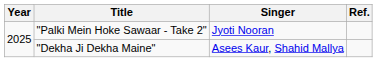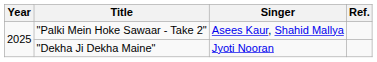(243, 30) Jyoti Nooran -> (278, 30) Asees Kaur, Shahid Mallya
(278, 48) Asees Kaur, Shahid Mallya -> (243, 48) Jyoti Nooran
